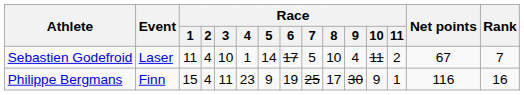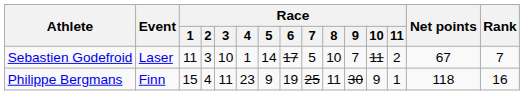(208, 58) 4 -> (208, 58) 3
(355, 58) 4 -> (355, 58) 7
(334, 79) 17 -> (334, 79) 11
(443, 79) 116 -> (443, 79) 118
